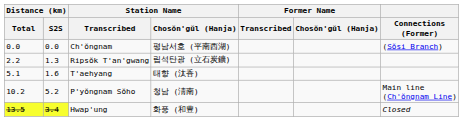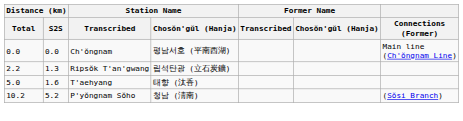(413, 46) (Sŏsi Branch) -> (420, 50) Main line (Ch'ŏngnam Line)
(13, 73) 5.1 -> (13, 82) 5.0
(420, 91) Main line (Ch'ŏngnam Line) -> (413, 95) (Sŏsi Branch)
- row: (89, 109)
